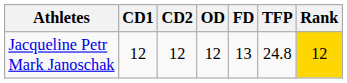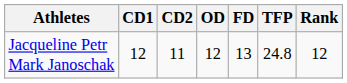(177, 54) 12 -> (177, 54) 11
(319, 54) gold background -> (319, 54) no background
